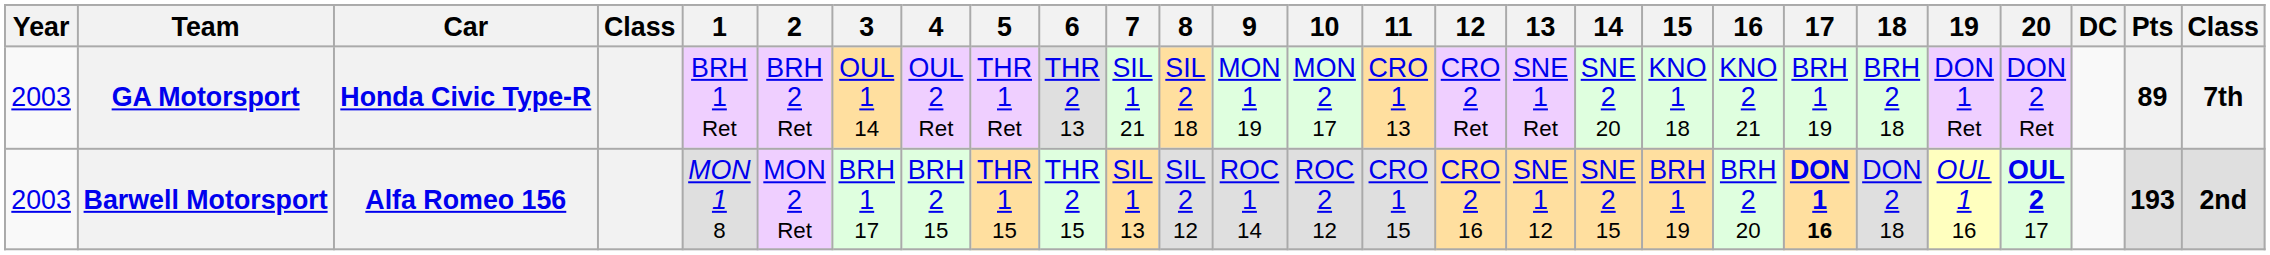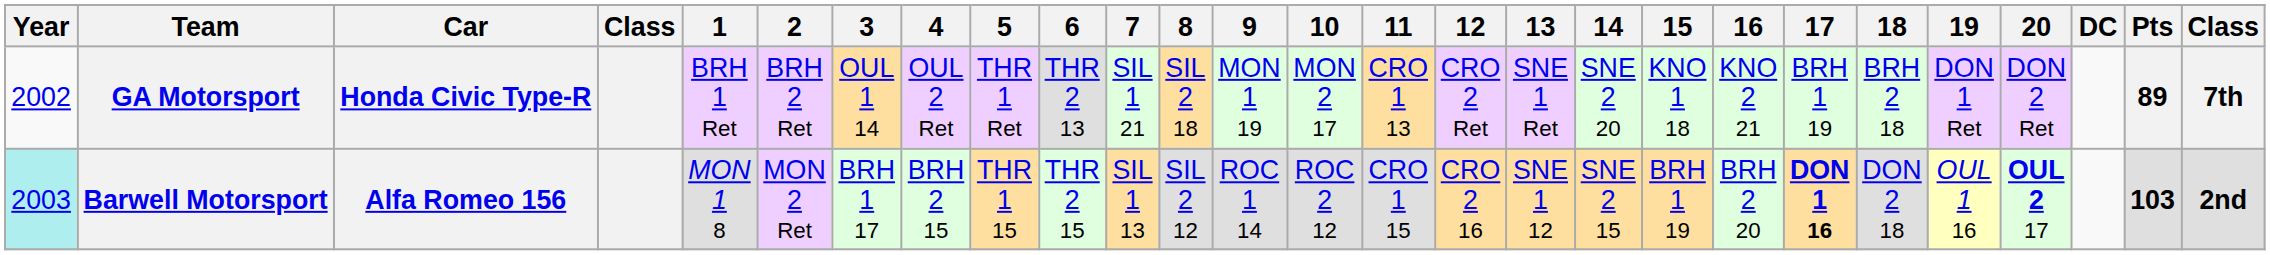(41, 97) 2003 -> (41, 97) 2002
(41, 199) no background -> (41, 199) paleturquoise background
(2153, 199) 193 -> (2153, 199) 103
